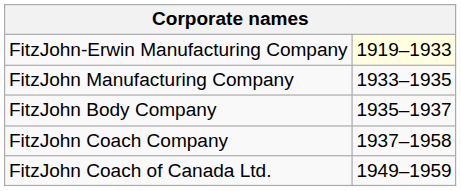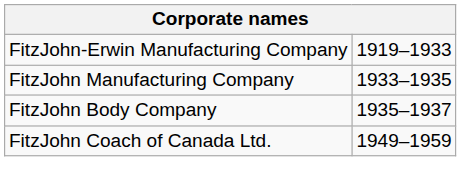(404, 49) lightyellow background -> (404, 49) no background
- row: (119, 140)
